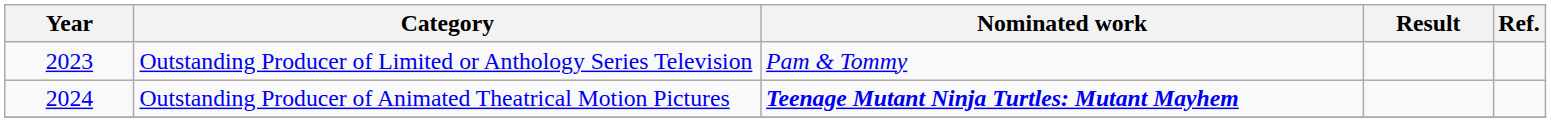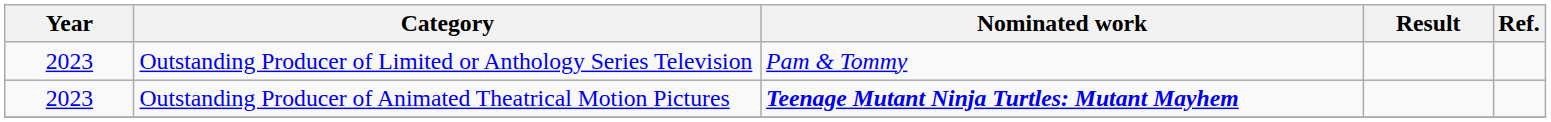(69, 98) 2024 -> (69, 98) 2023
